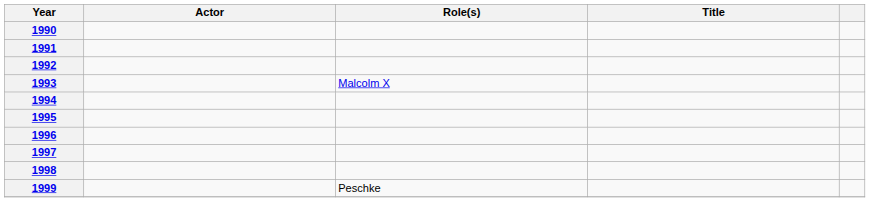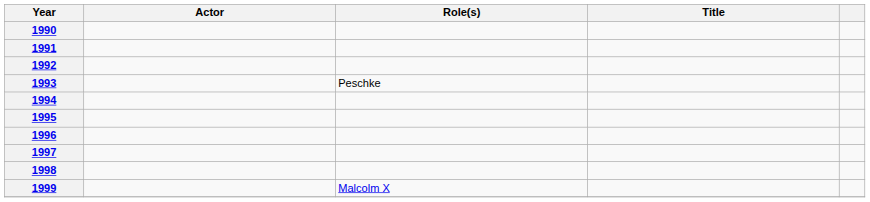(364, 83) Malcolm X -> (359, 83) Peschke
(359, 188) Peschke -> (364, 188) Malcolm X
